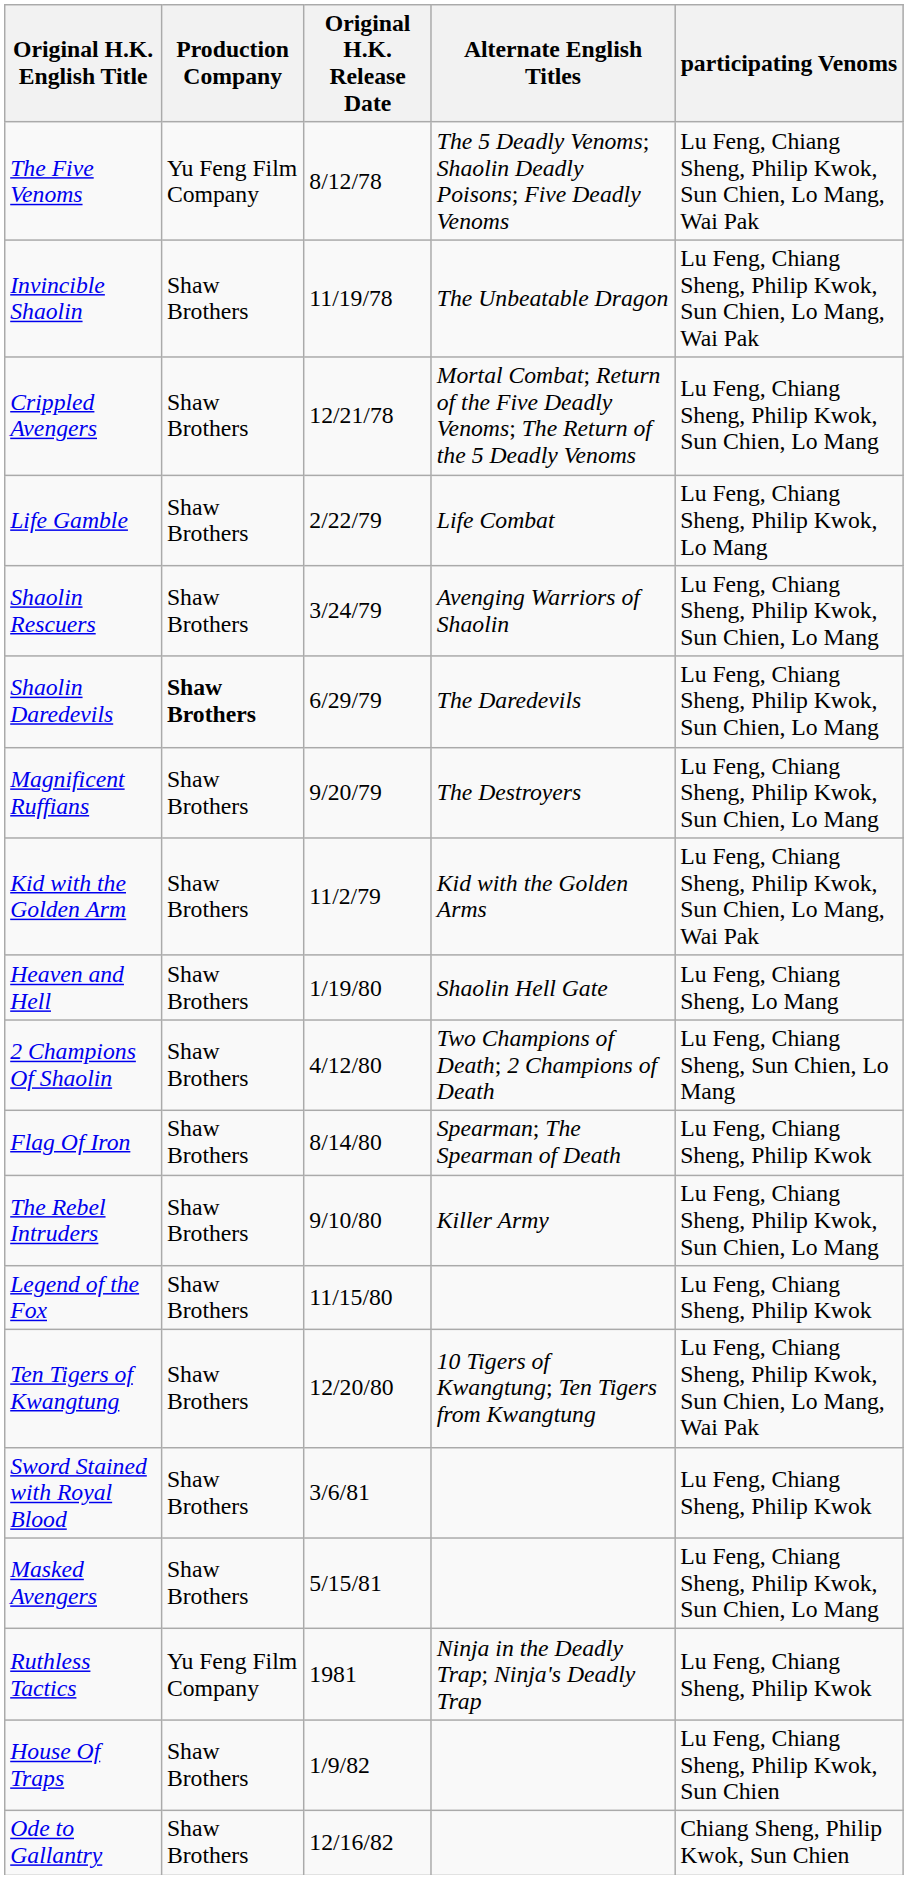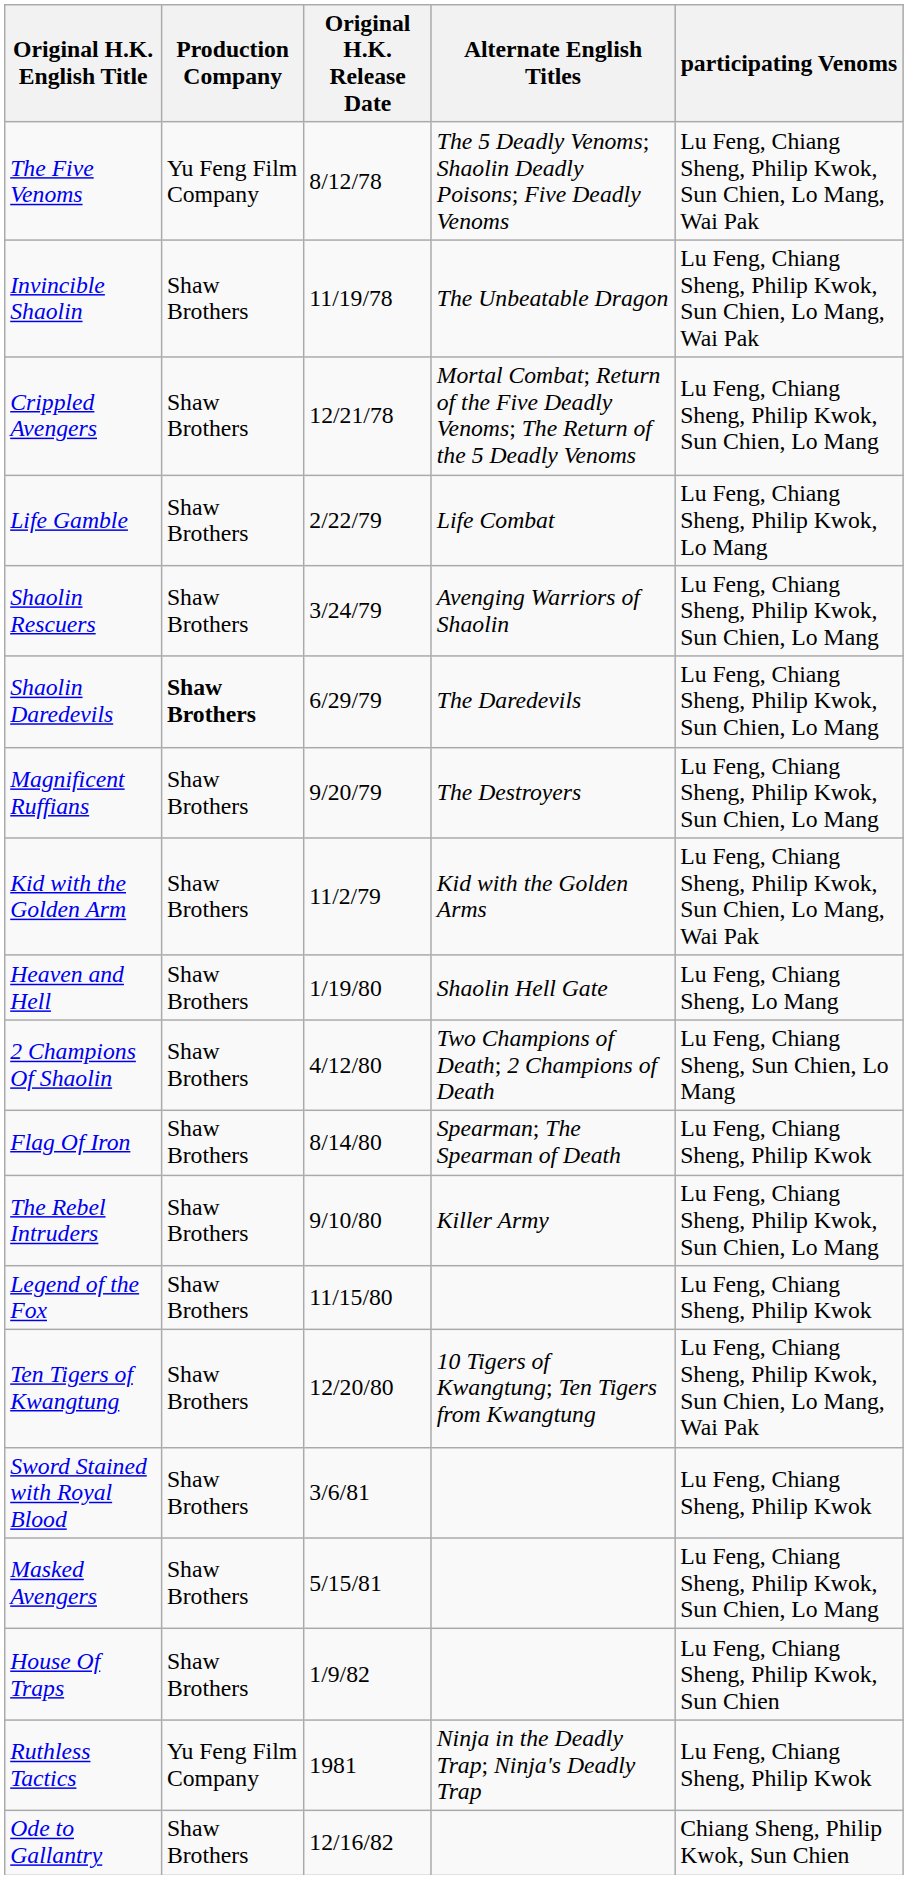rows swapped: (50, 1674) <-> (55, 1764)
